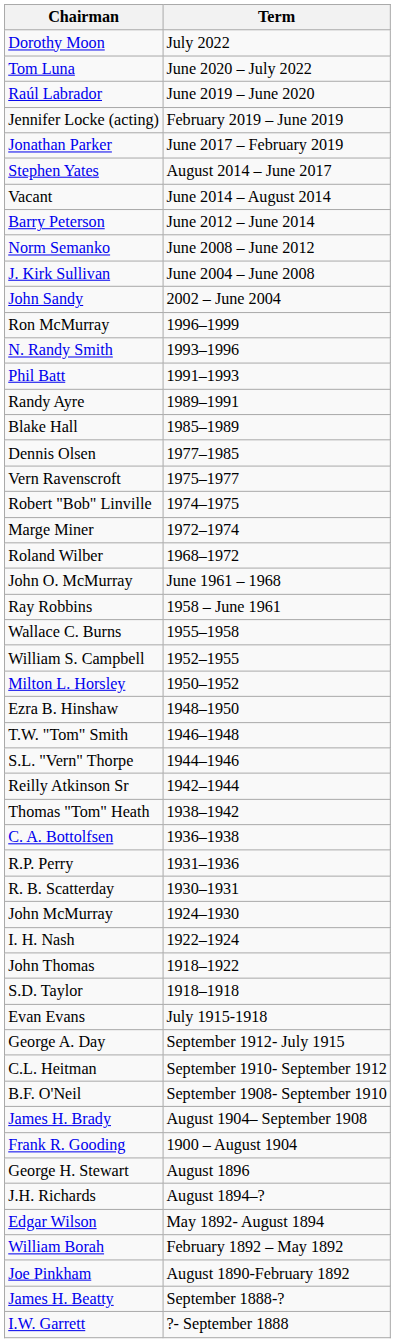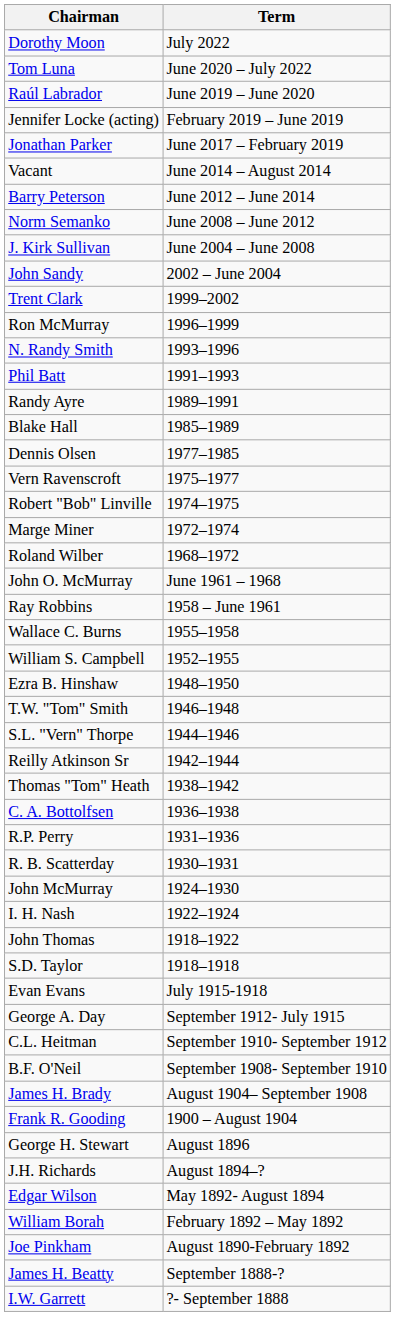- row: (54, 171)
+ row: (45, 299)
- row: (67, 683)
